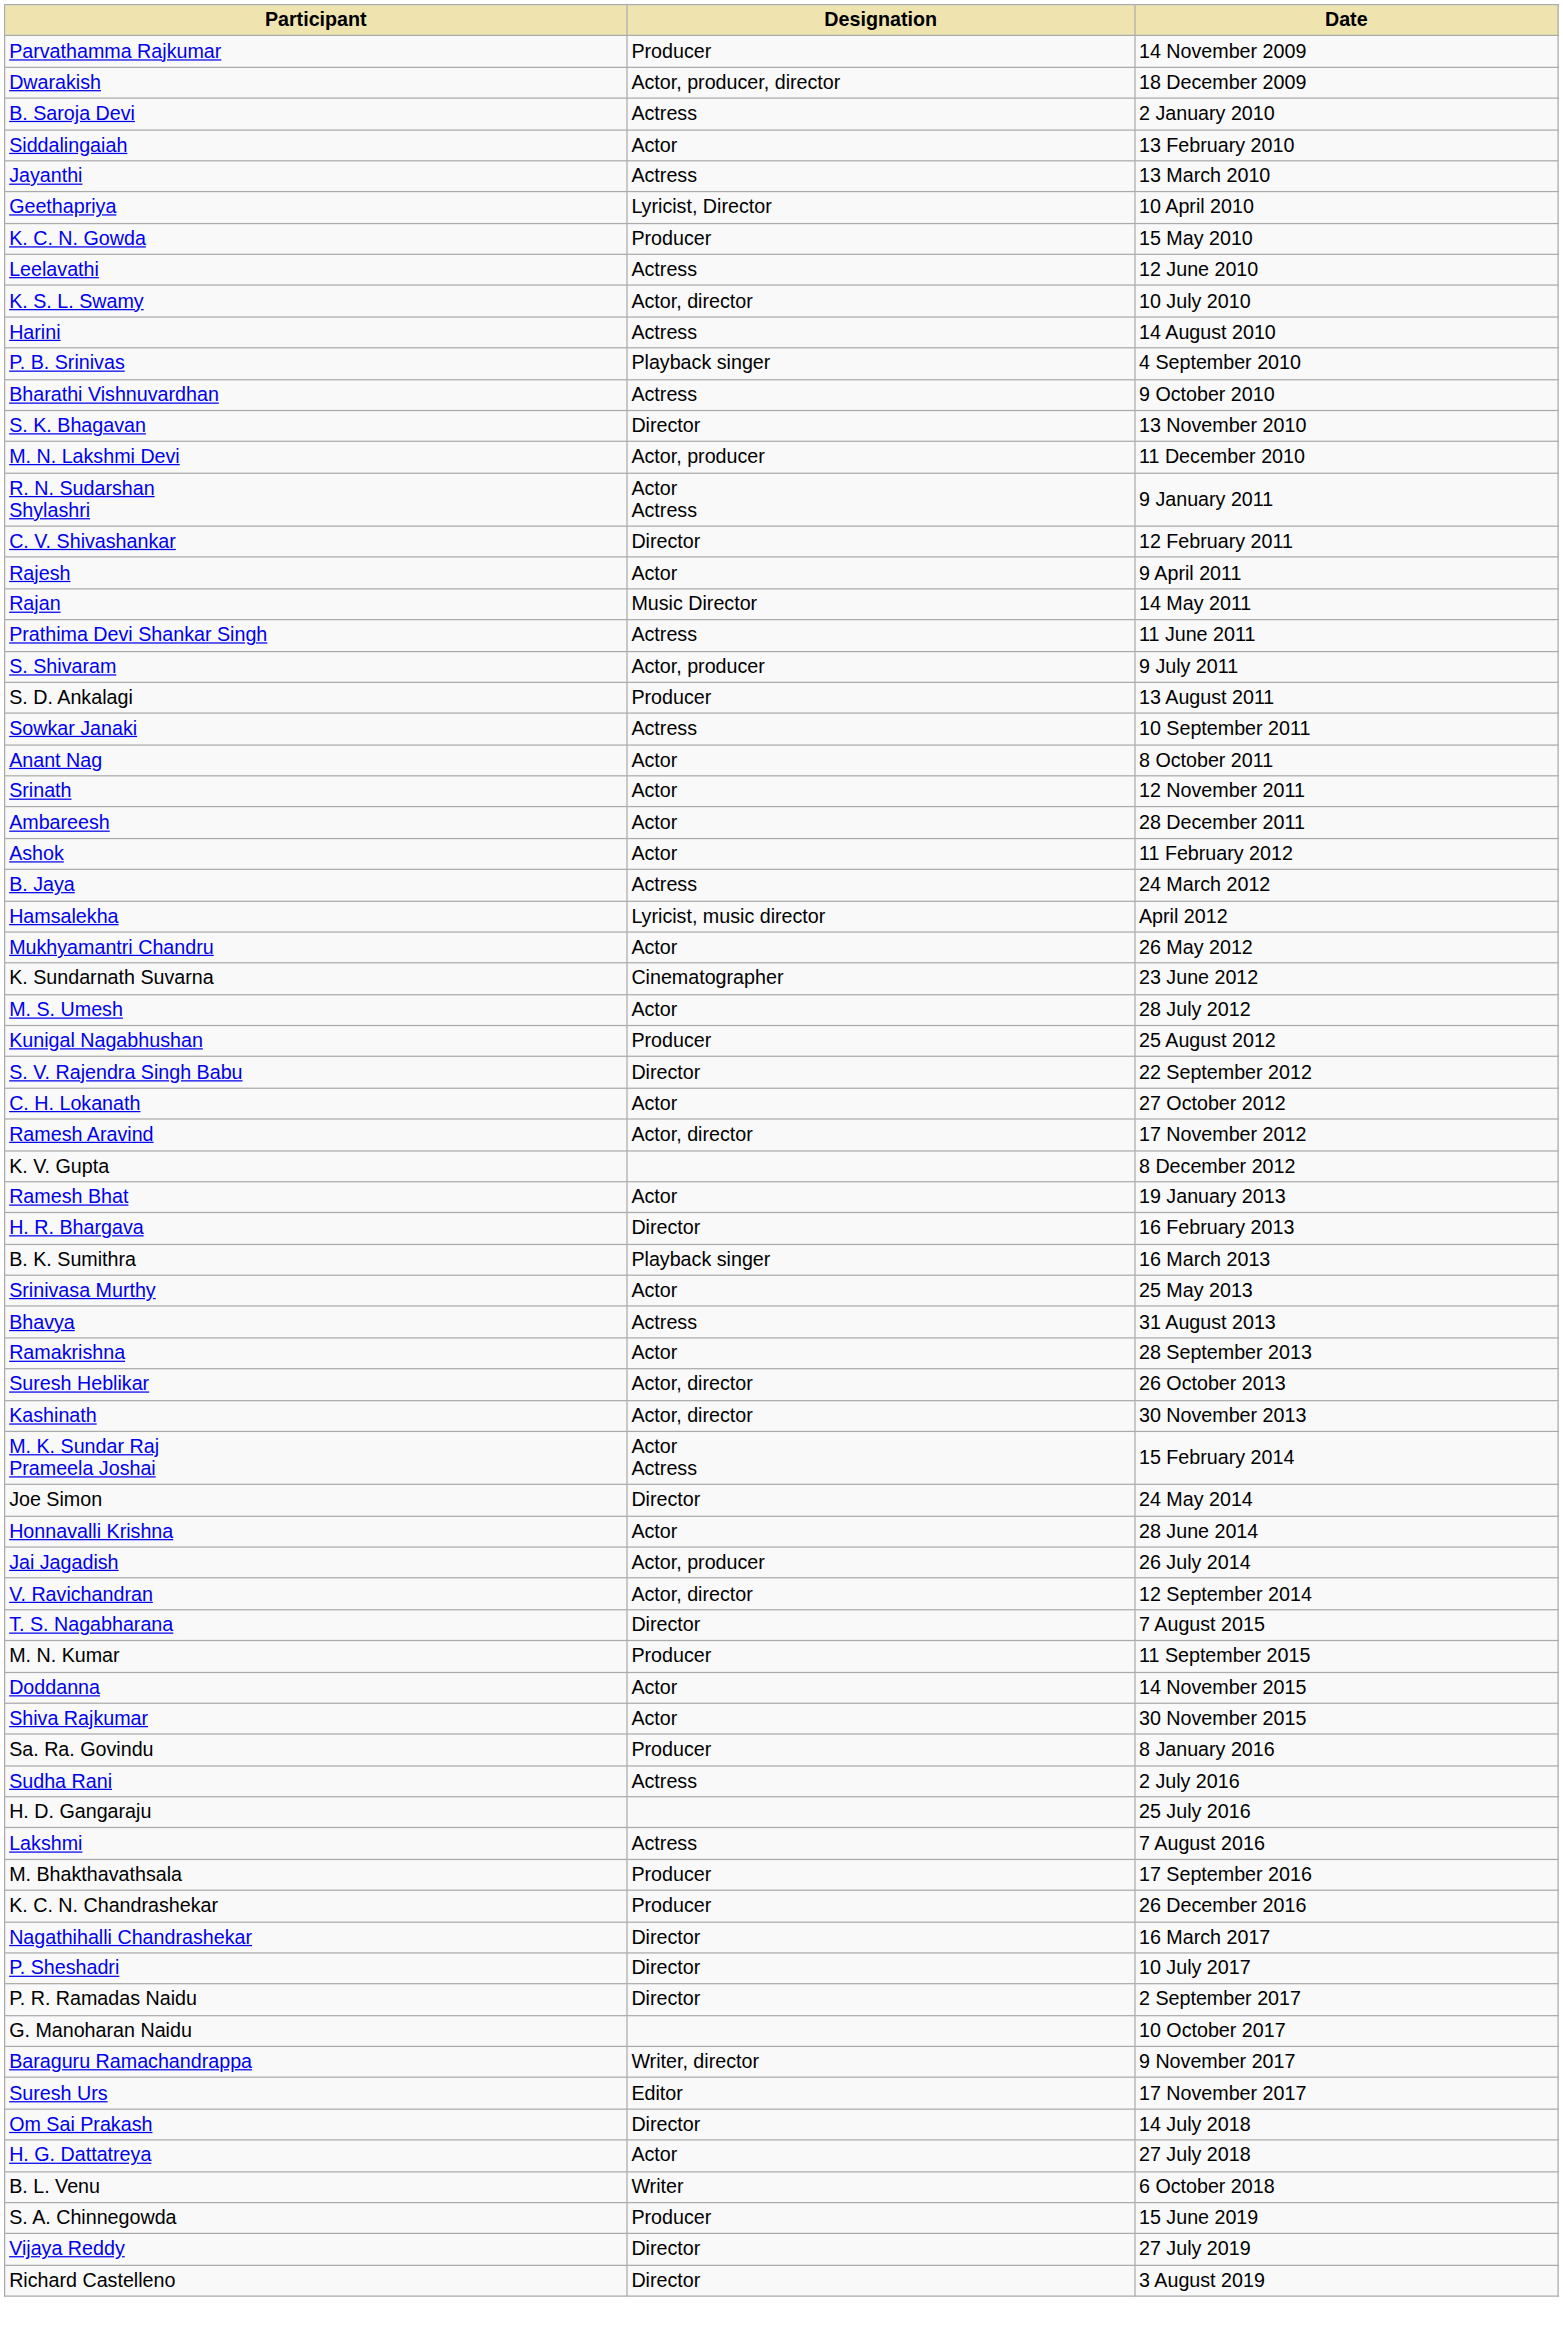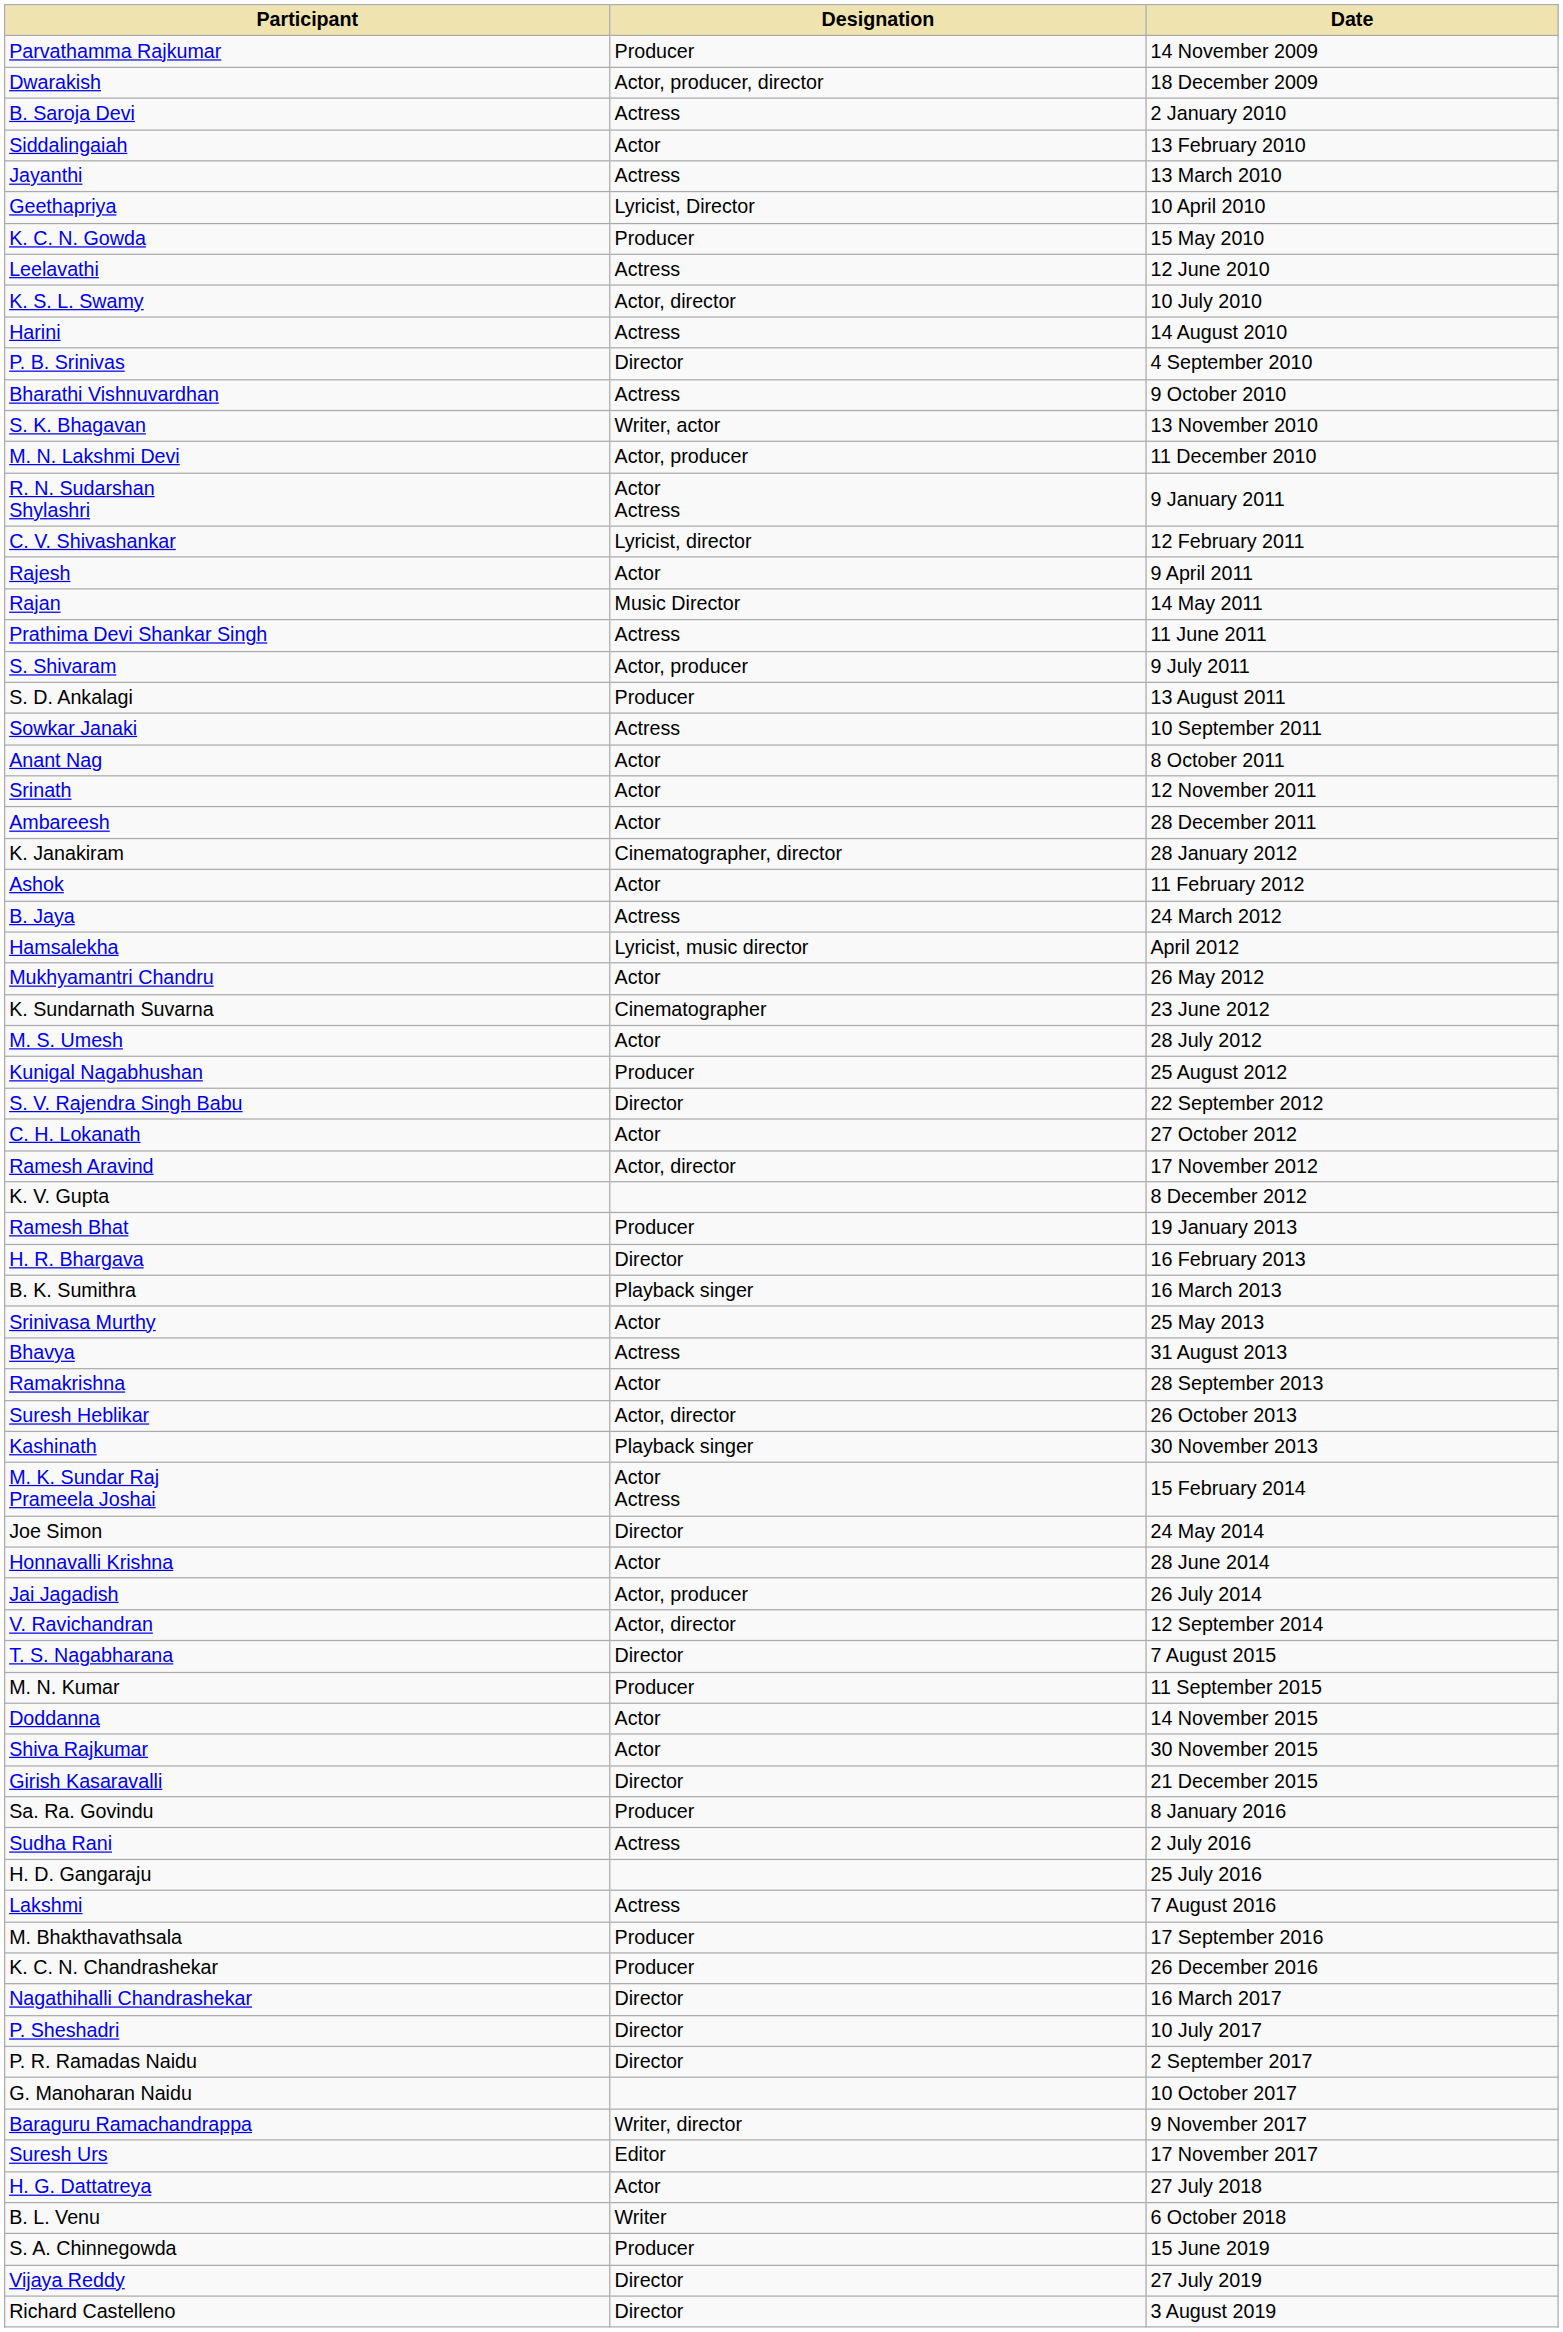(701, 363) Playback singer -> (649, 363) Director
(666, 425) Director -> (667, 425) Writer, actor
(666, 541) Director -> (683, 541) Lyricist, director
+ row: (67, 853)
(654, 1197) Actor -> (654, 1228) Producer
(692, 1415) Actor, director -> (684, 1446) Playback singer
+ row: (86, 1781)
- row: (81, 2124)
